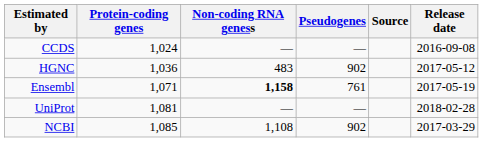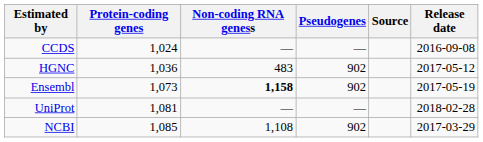(164, 87) 1,071 -> (164, 87) 1,073
(357, 87) 761 -> (357, 87) 902
